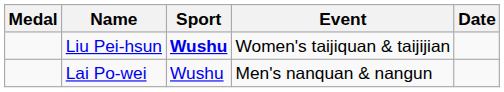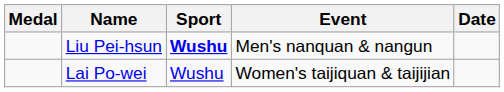(343, 46) Women's taijiquan & taijijian -> (334, 46) Men's nanquan & nangun
(334, 73) Men's nanquan & nangun -> (343, 73) Women's taijiquan & taijijian
